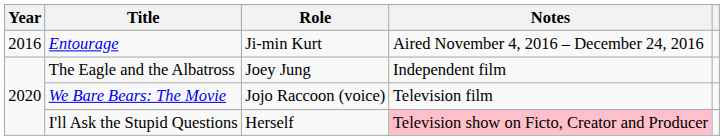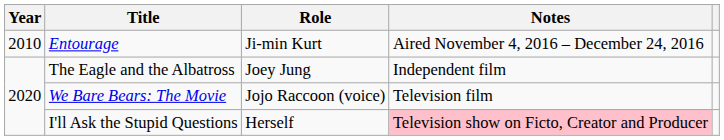(25, 43) 2016 -> (25, 43) 2010
